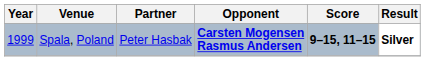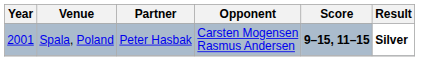(21, 40) 1999 -> (21, 40) 2001
(251, 40) bold -> (248, 40) normal
